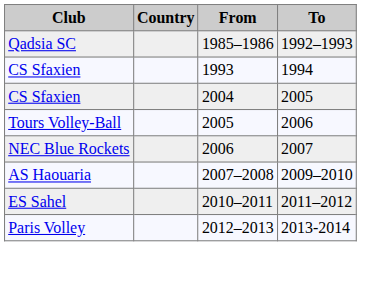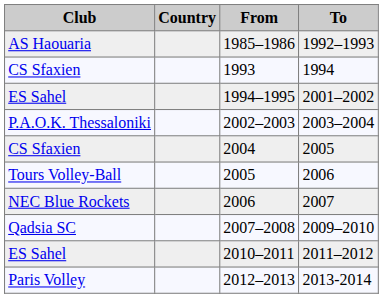(42, 43) Qadsia SC -> (50, 43) AS Haouaria
+ row: (259, 96)
+ row: (259, 122)
(50, 175) AS Haouaria -> (42, 227) Qadsia SC
